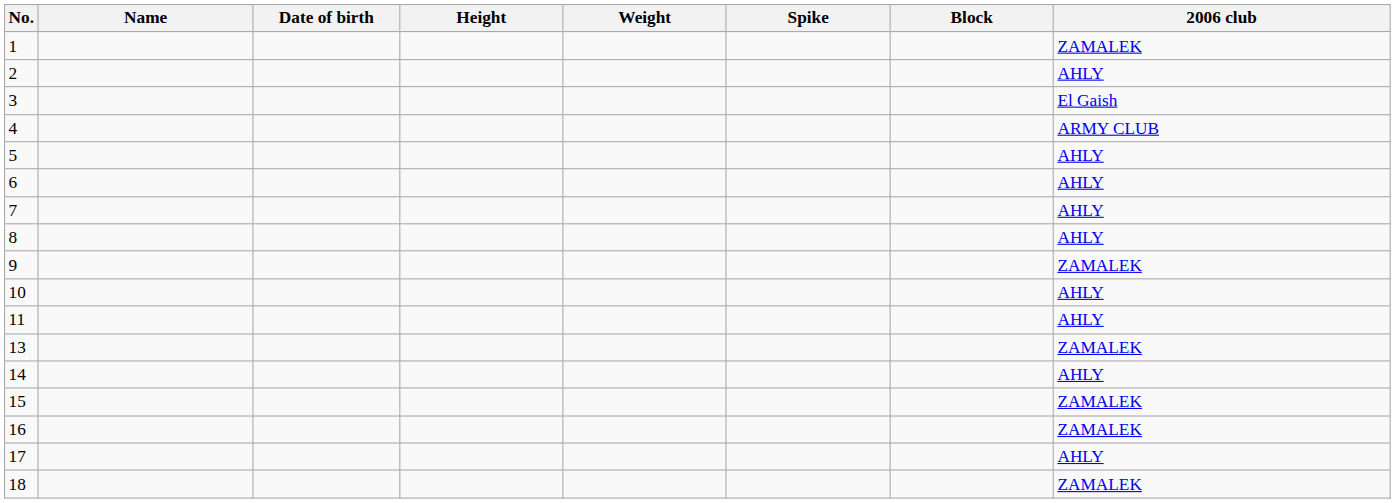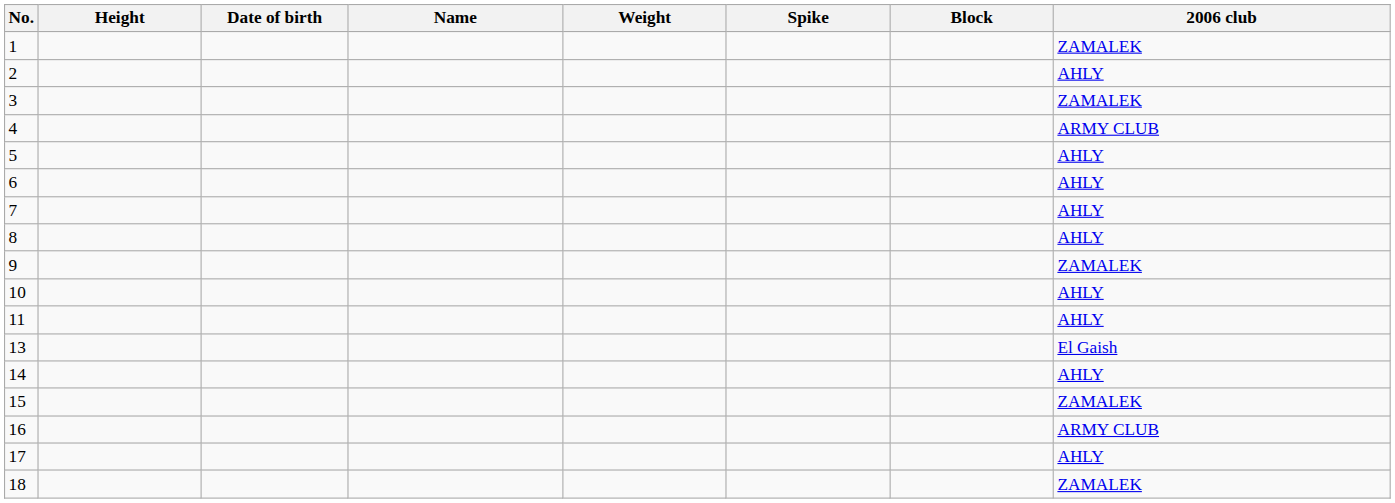columns swapped: (146, 18) <-> (481, 18)
(1087, 100) El Gaish -> (1100, 100) ZAMALEK
(1100, 347) ZAMALEK -> (1087, 347) El Gaish
(1100, 429) ZAMALEK -> (1108, 429) ARMY CLUB
